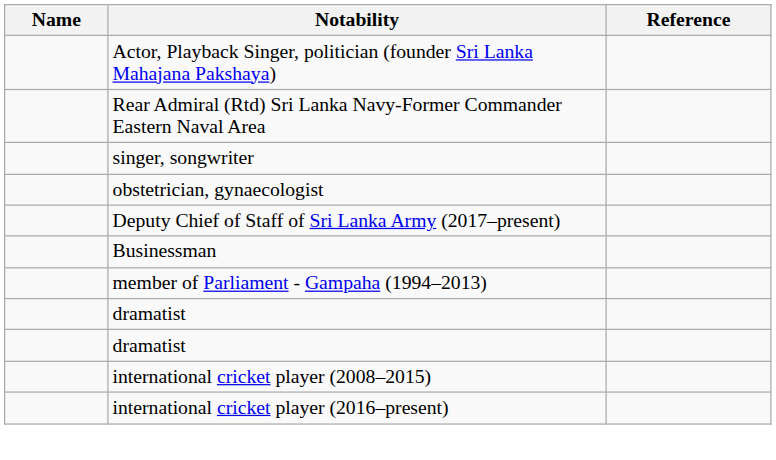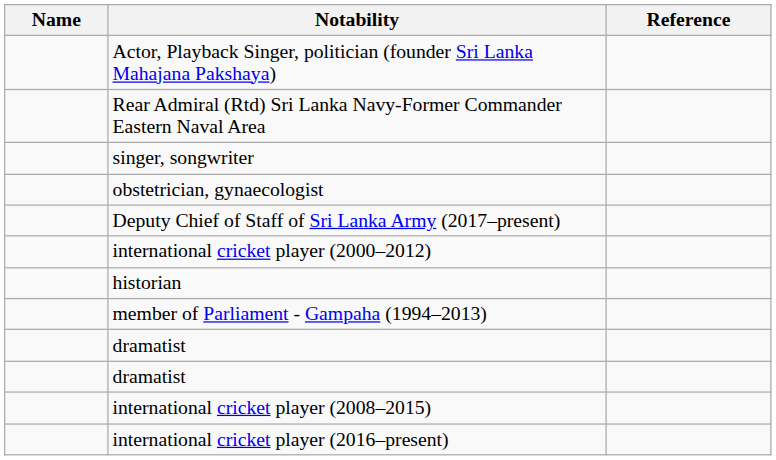+ row: (56, 252)
+ row: (56, 283)
- row: (56, 252)
